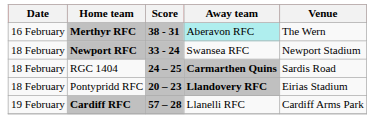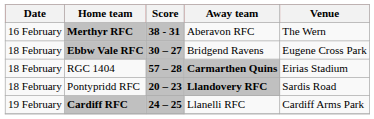(220, 31) paleturquoise background -> (221, 31) no background
- row: (103, 50)
+ row: (105, 50)
(165, 68) 24 – 25 -> (165, 68) 57 – 28
(309, 68) Sardis Road -> (315, 68) Eirias Stadium
(315, 86) Eirias Stadium -> (309, 86) Sardis Road
(165, 105) 57 – 28 -> (165, 105) 24 – 25
